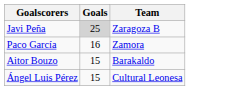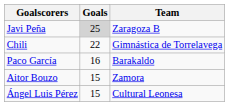+ row: (17, 45)
(128, 45) Zamora -> (133, 61) Barakaldo
(133, 61) Barakaldo -> (128, 77) Zamora
